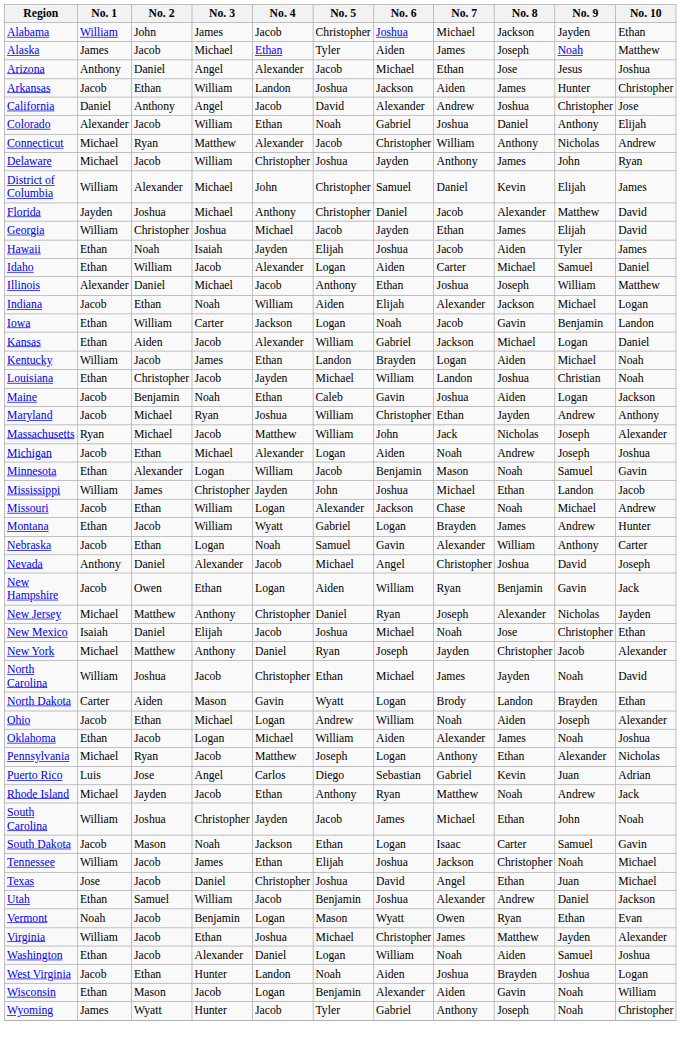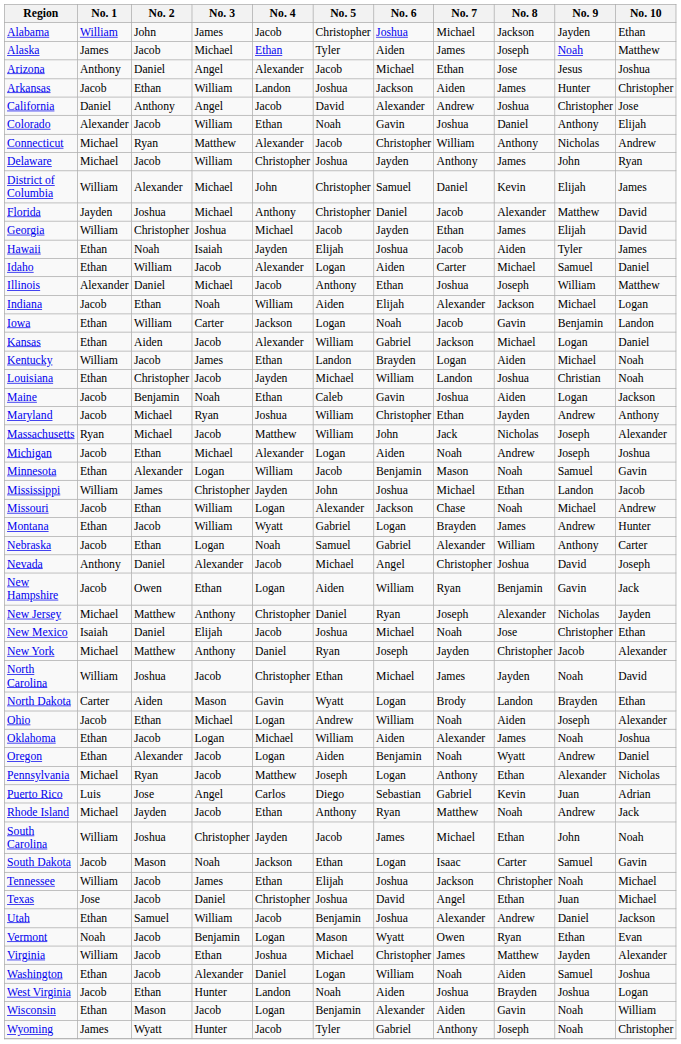(394, 124) Gabriel -> (390, 124) Gavin
(390, 545) Gavin -> (394, 545) Gabriel
+ row: (25, 757)
